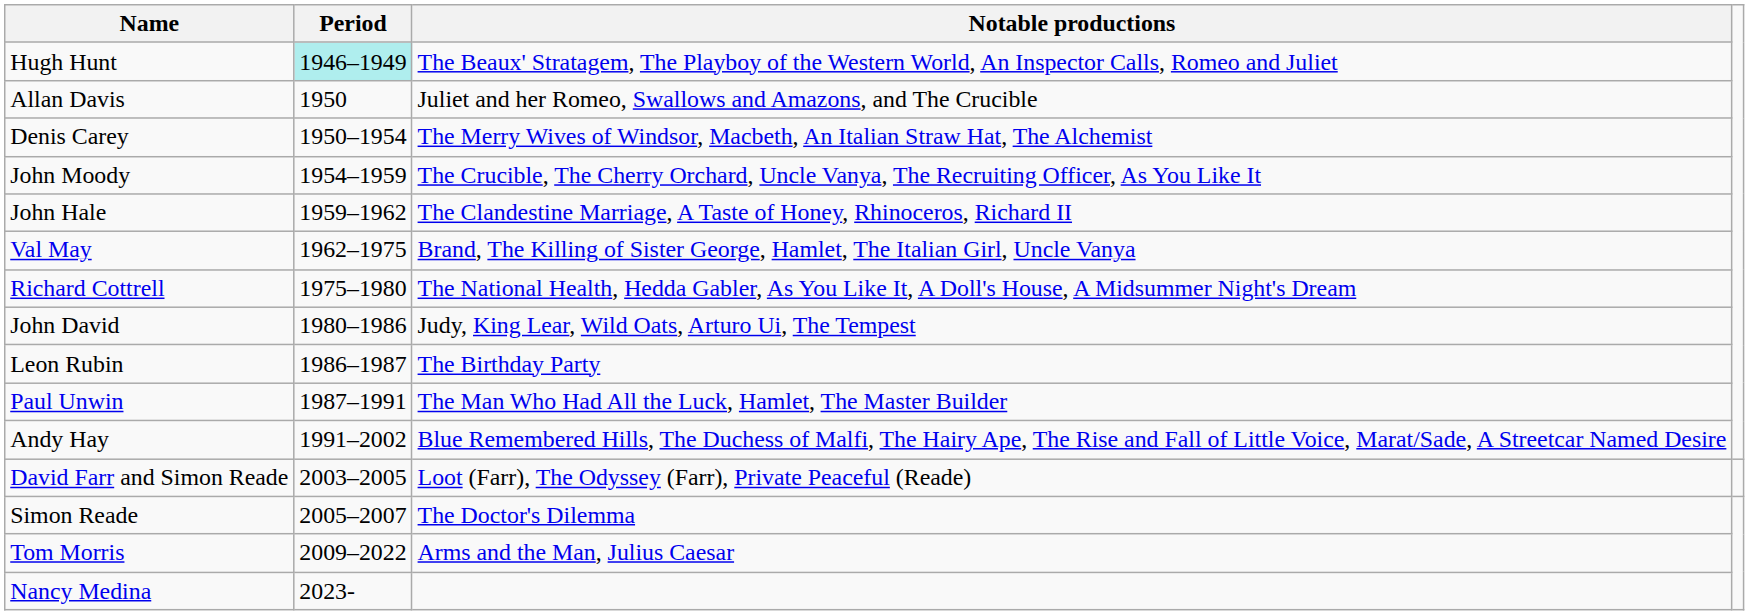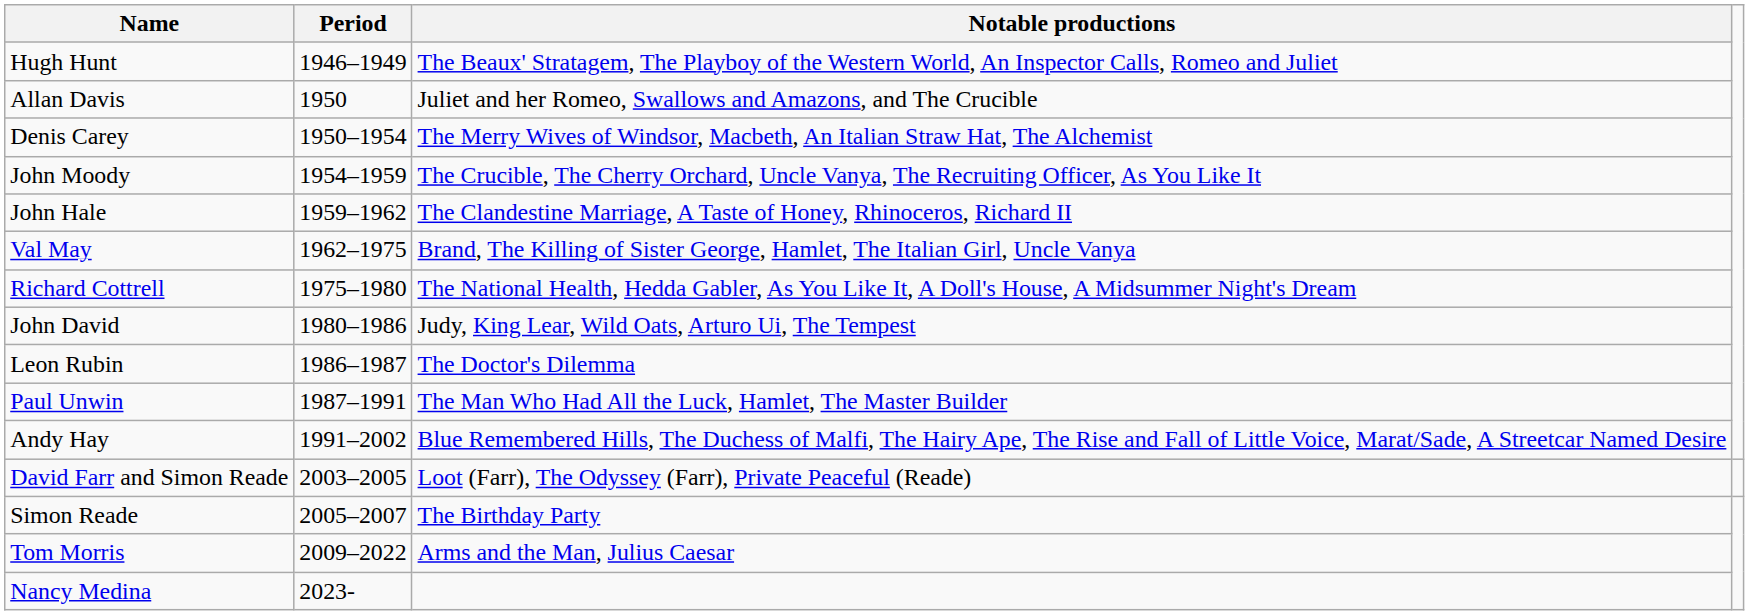(353, 61) paleturquoise background -> (353, 61) no background
(509, 363) The Birthday Party -> (526, 363) The Doctor's Dilemma
(526, 514) The Doctor's Dilemma -> (509, 514) The Birthday Party
